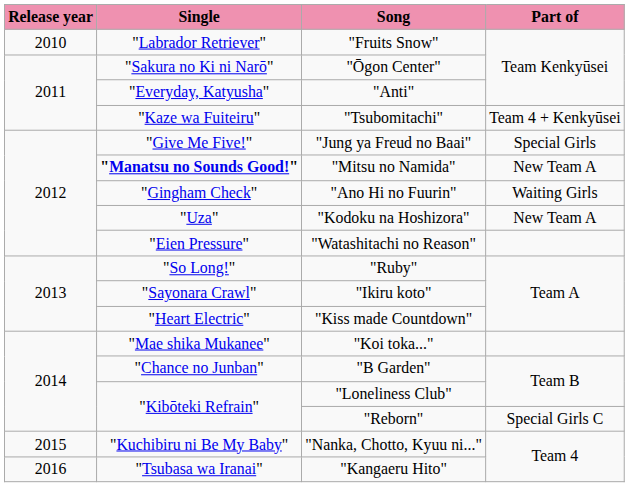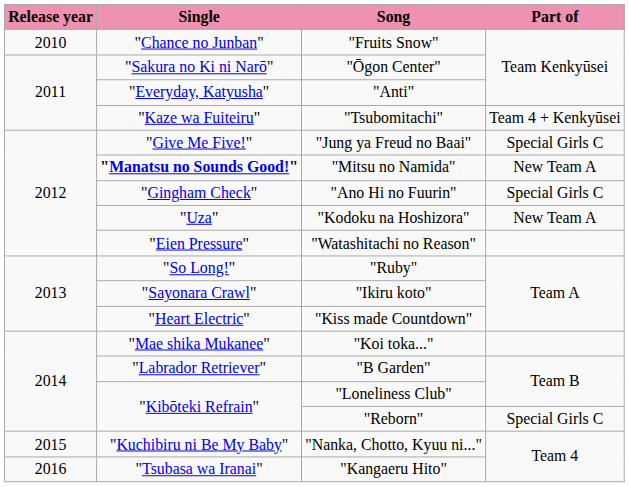(199, 42) "Labrador Retriever" -> (199, 42) "Chance no Junban"
(555, 142) Special Girls -> (555, 142) Special Girls C
(555, 192) Waiting Girls -> (555, 192) Special Girls C
(199, 368) "Chance no Junban" -> (199, 368) "Labrador Retriever"
